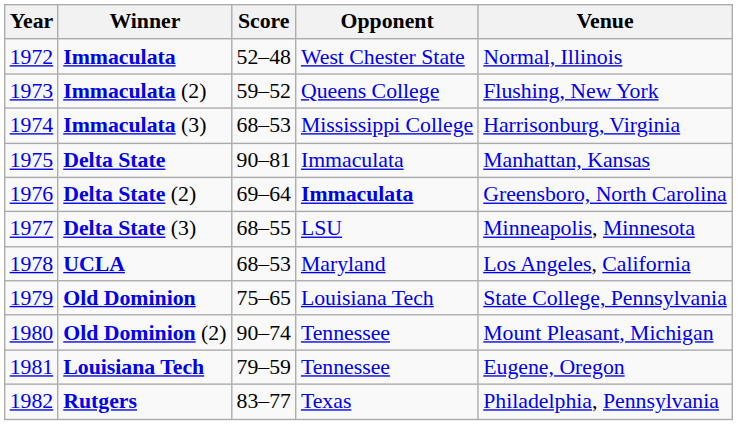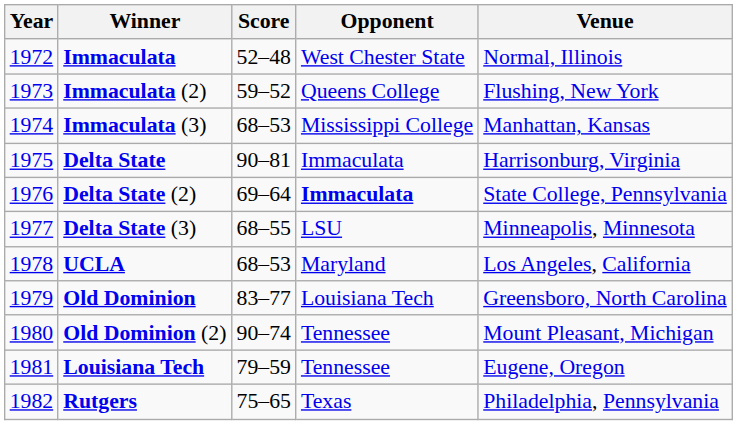(582, 125) Harrisonburg, Virginia -> (567, 125) Manhattan, Kansas
(567, 159) Manhattan, Kansas -> (582, 159) Harrisonburg, Virginia
(605, 194) Greensboro, North Carolina -> (605, 194) State College, Pennsylvania
(264, 297) 75–65 -> (264, 297) 83–77
(605, 297) State College, Pennsylvania -> (605, 297) Greensboro, North Carolina
(264, 401) 83–77 -> (264, 401) 75–65
